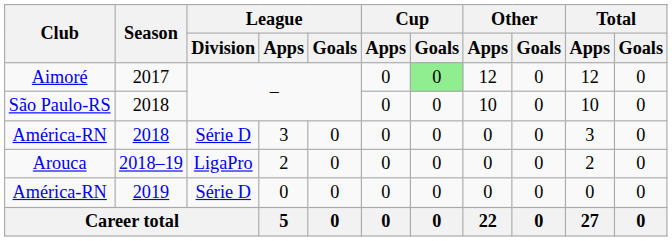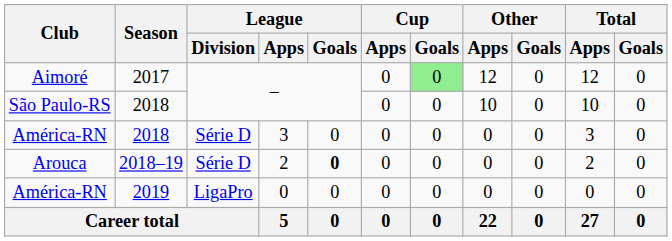(223, 163) LigaPro -> (223, 163) Série D
(335, 163) normal -> (335, 163) bold
(223, 192) Série D -> (223, 192) LigaPro
